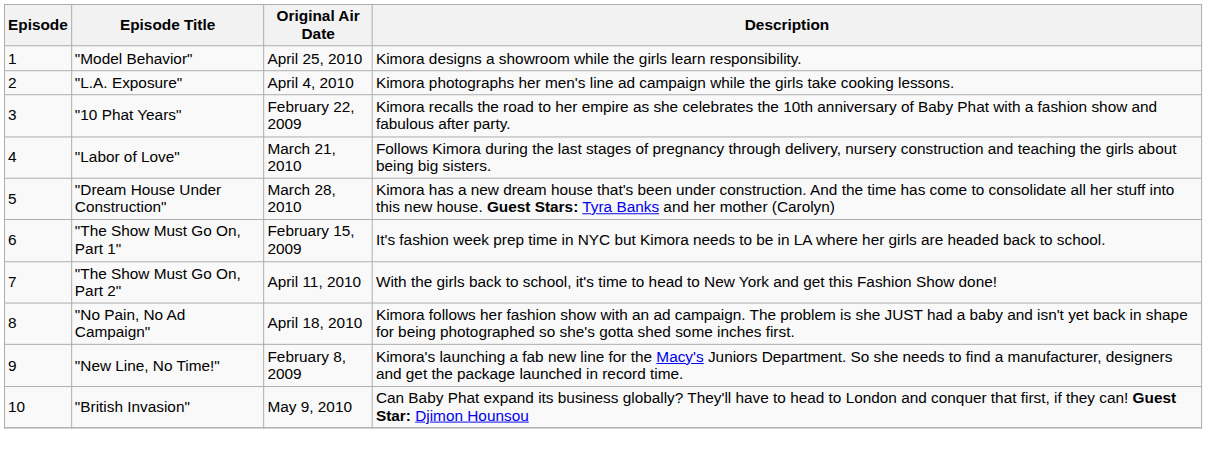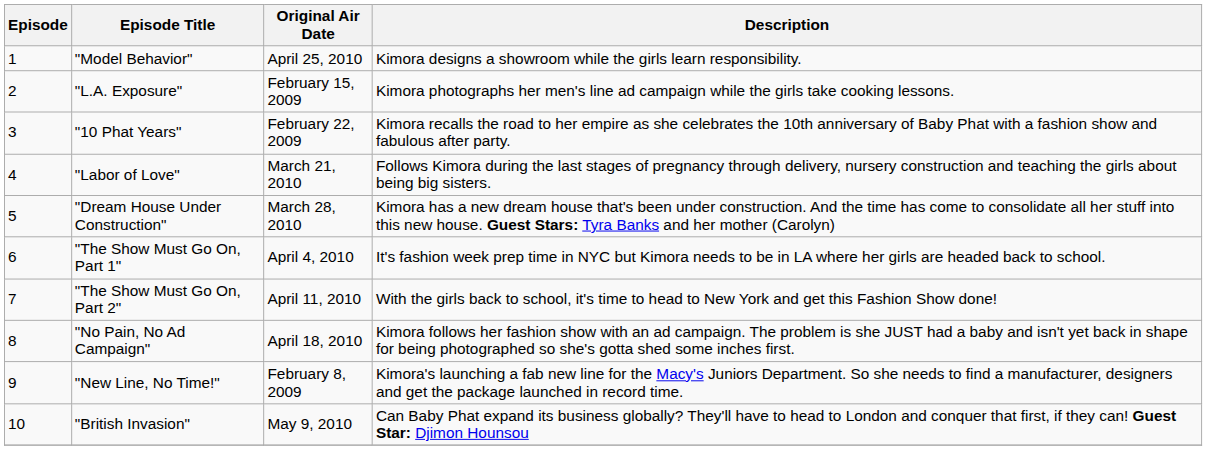(311, 82) April 4, 2010 -> (311, 91) February 15, 2009
(311, 240) February 15, 2009 -> (311, 257) April 4, 2010
